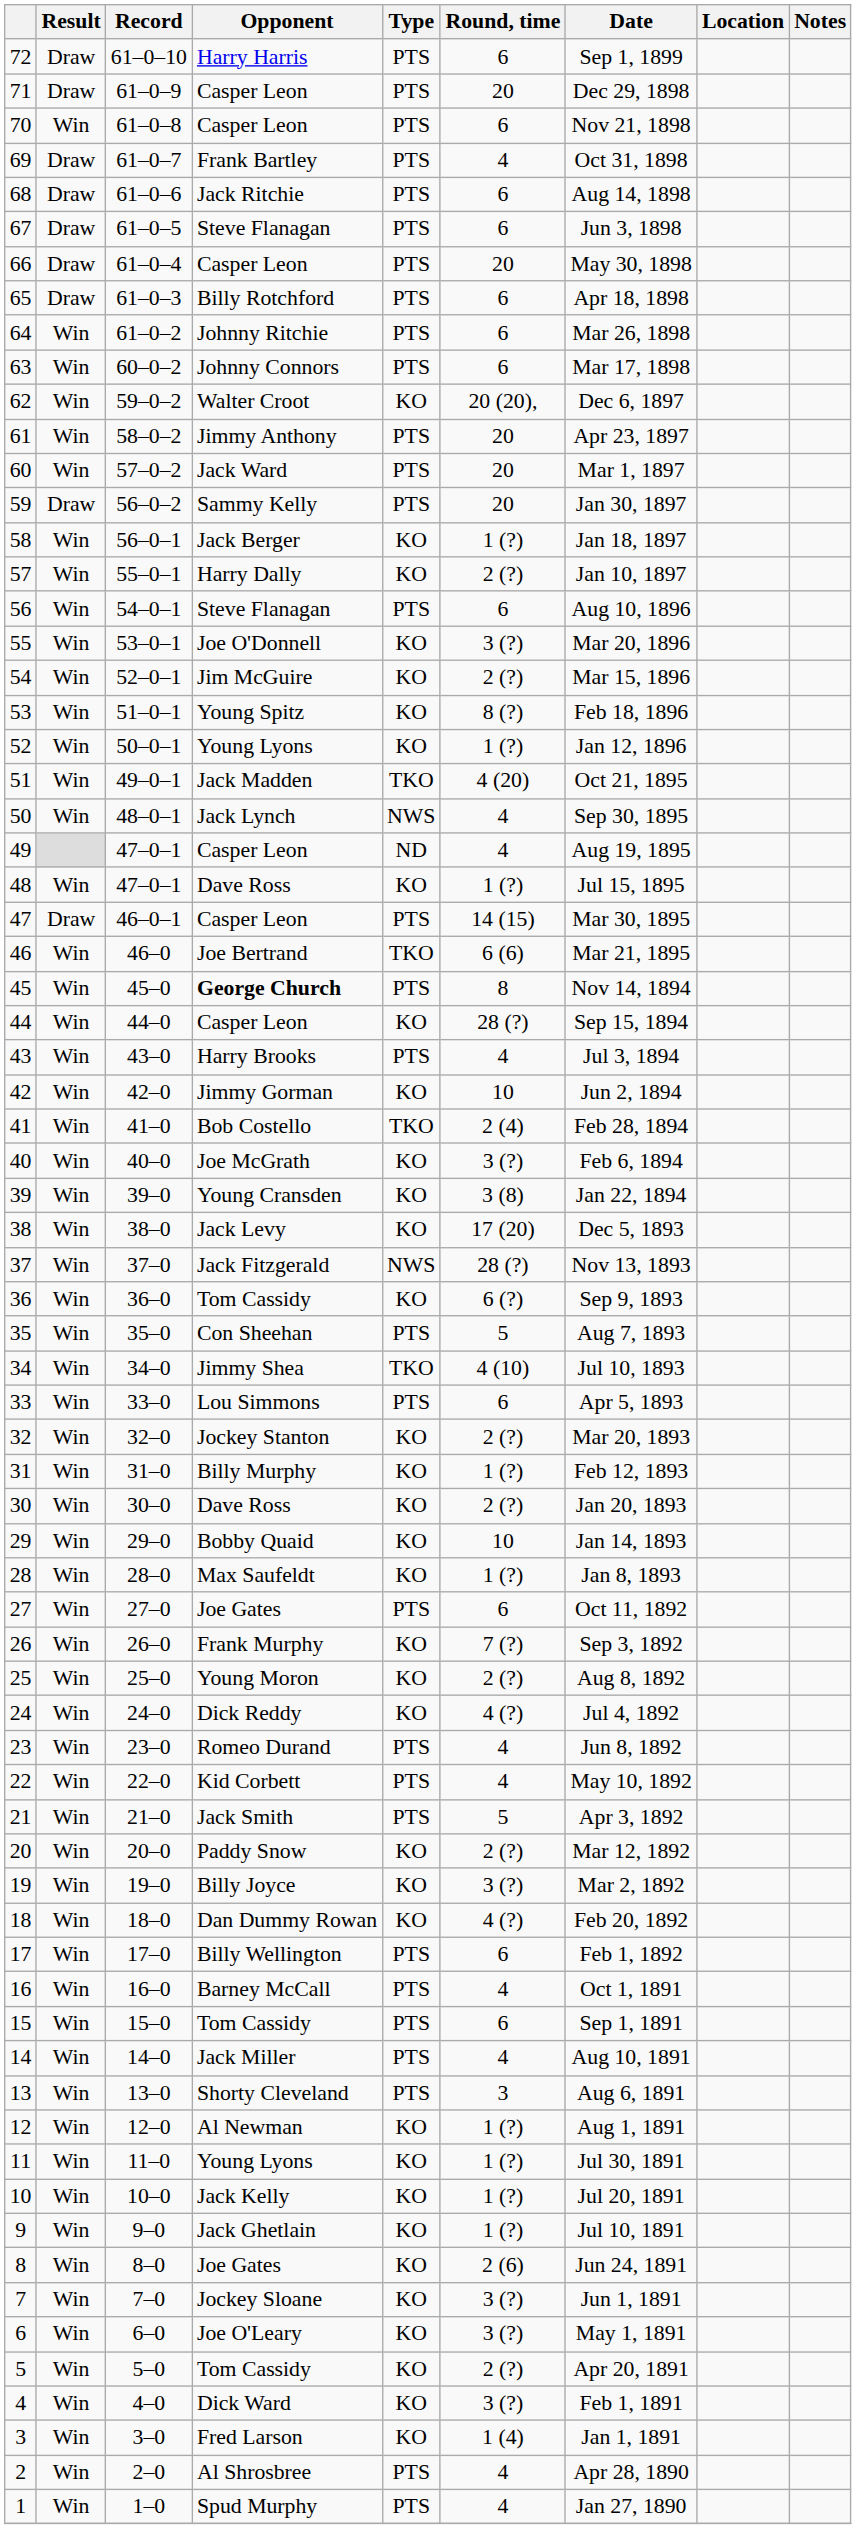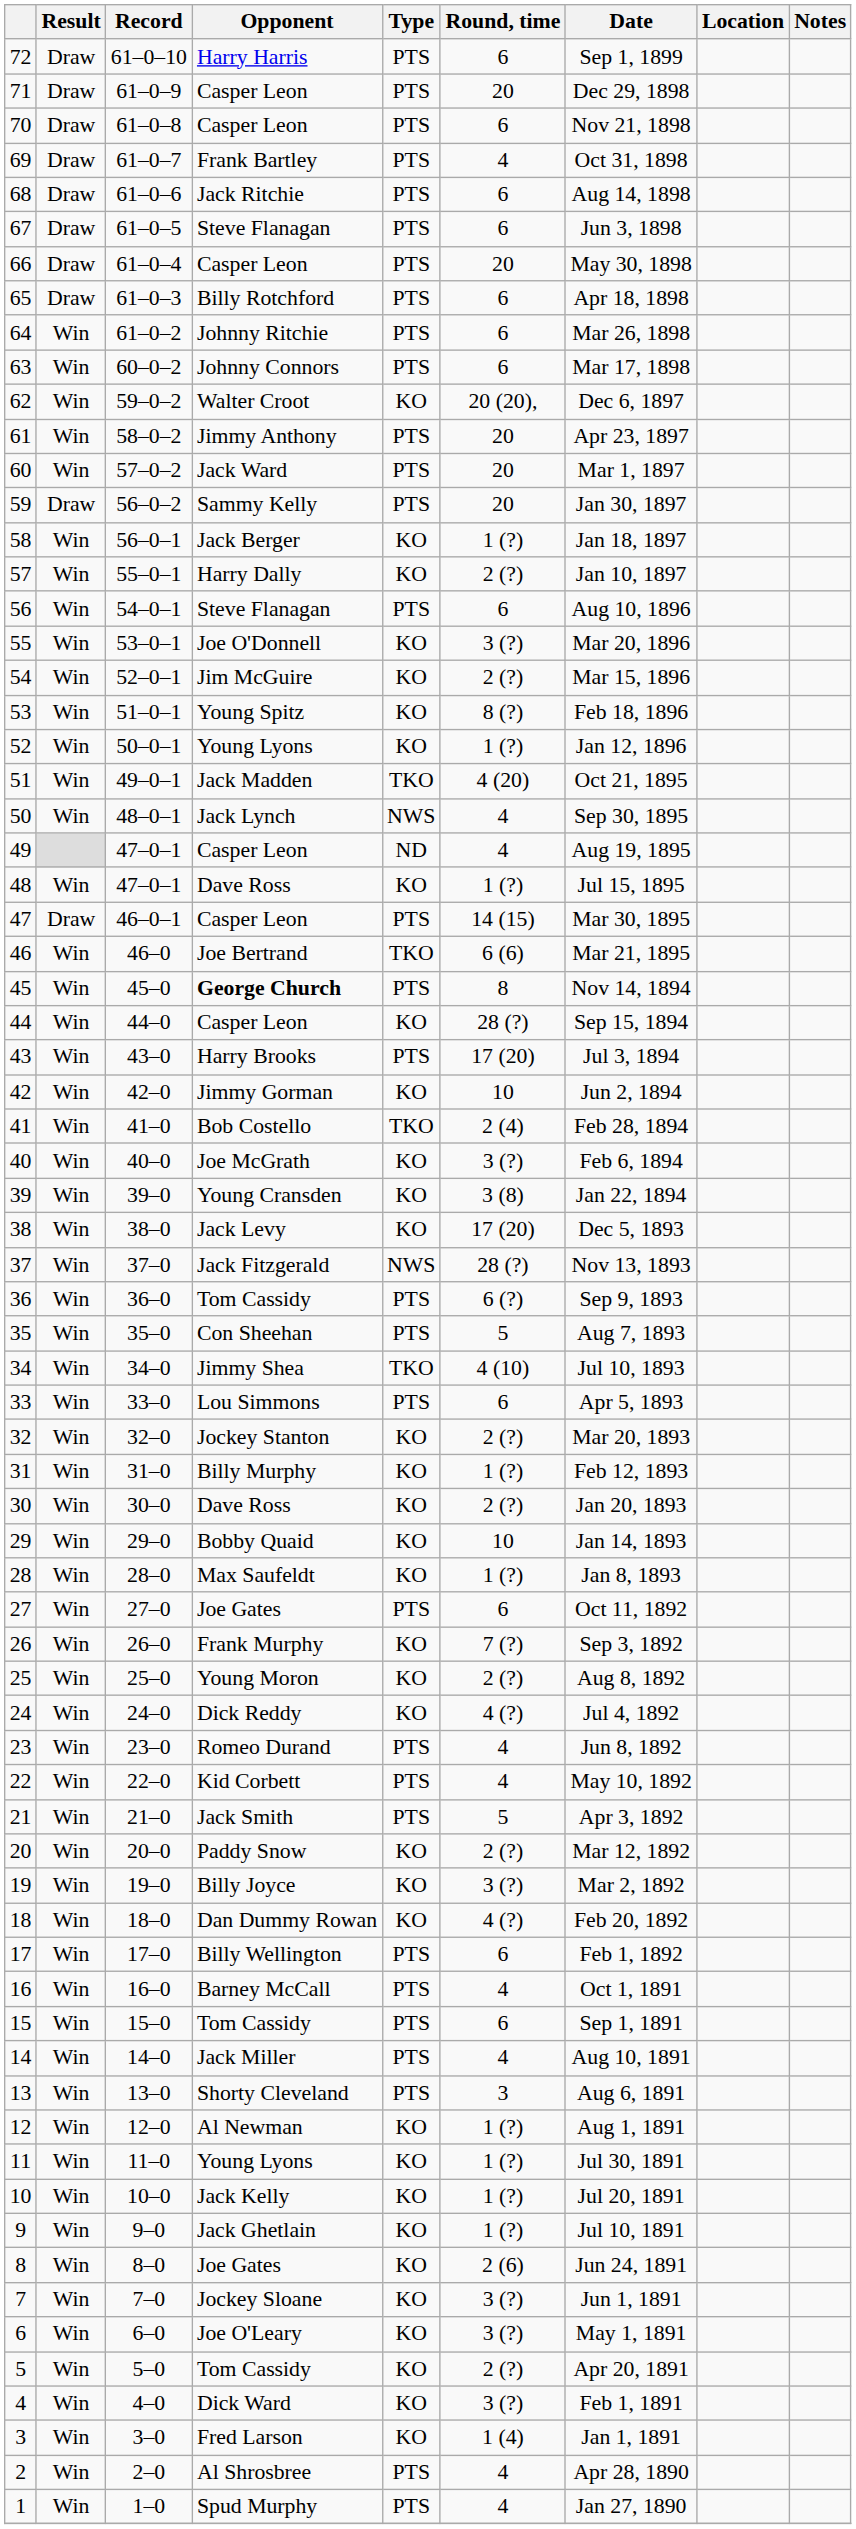(71, 125) Win -> (71, 125) Draw
(503, 1057) 4 -> (503, 1057) 17 (20)
(411, 1298) KO -> (411, 1298) PTS
